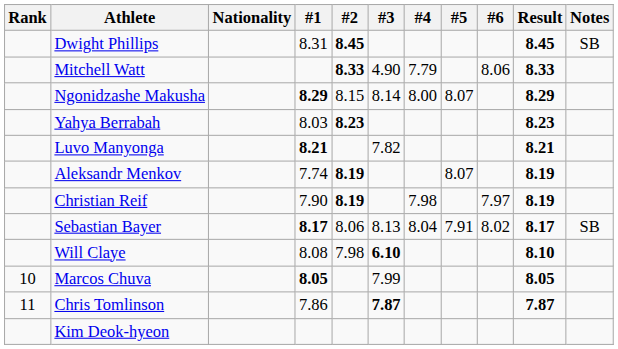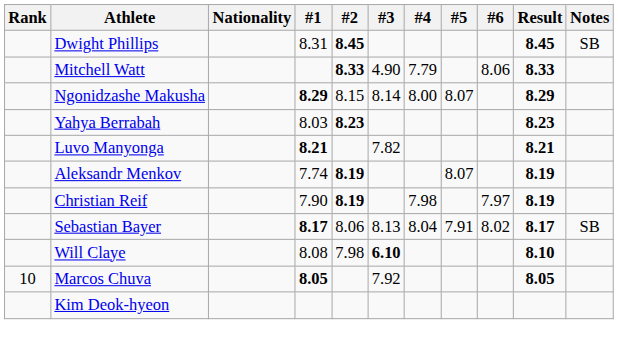(386, 278) 7.99 -> (386, 278) 7.92
- row: (109, 305)
